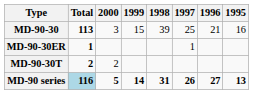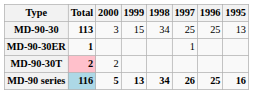(164, 30) 39 -> (164, 30) 34
(215, 30) 21 -> (215, 30) 25
(241, 30) 16 -> (241, 30) 13
(91, 64) no background -> (91, 64) pink background
(139, 81) 14 -> (139, 81) 13
(164, 81) 31 -> (164, 81) 34
(215, 81) 27 -> (215, 81) 25
(241, 81) 13 -> (241, 81) 16
